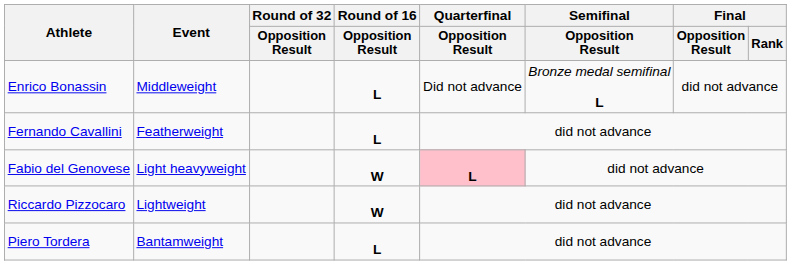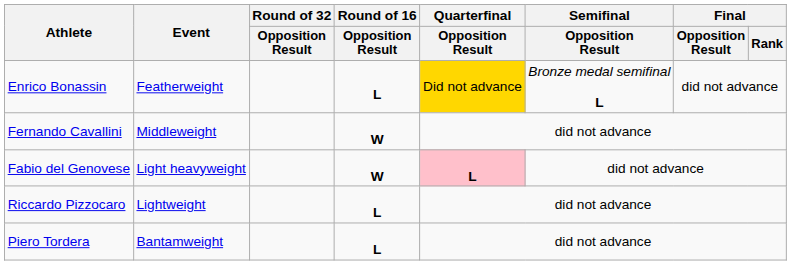(176, 87) Middleweight -> (180, 87) Featherweight
(473, 87) no background -> (473, 87) gold background
(180, 132) Featherweight -> (176, 132) Middleweight
(377, 139) L -> (377, 139) W
(377, 213) W -> (377, 213) L
